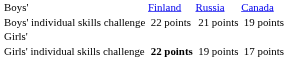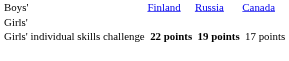- row: (75, 22)
(218, 52) normal -> (219, 37) bold
